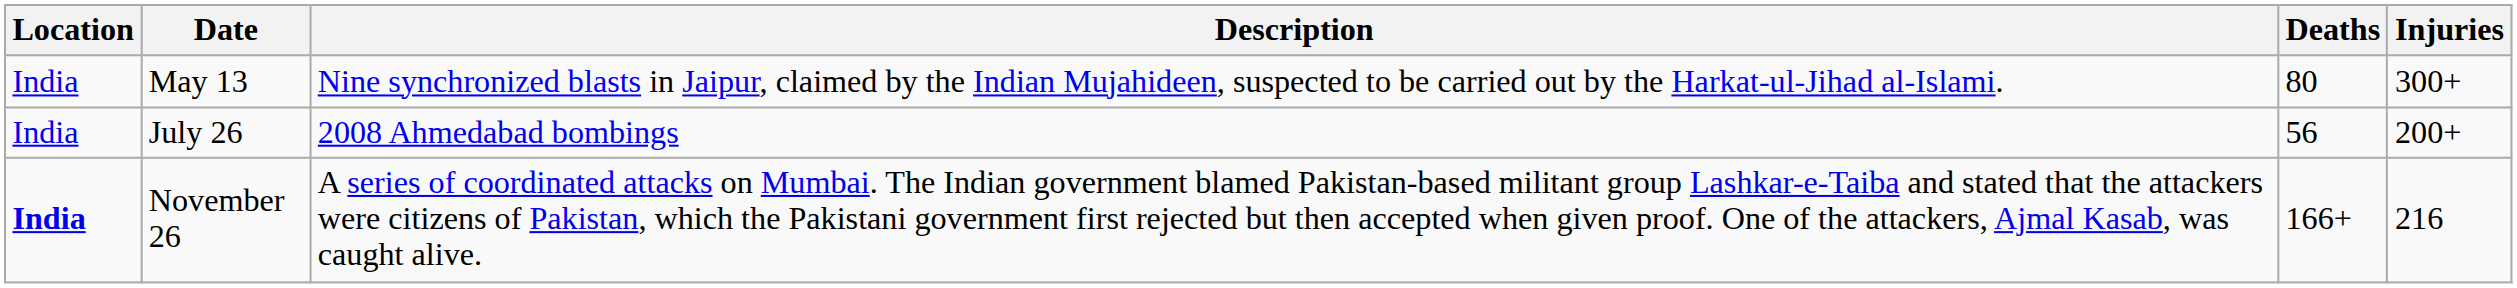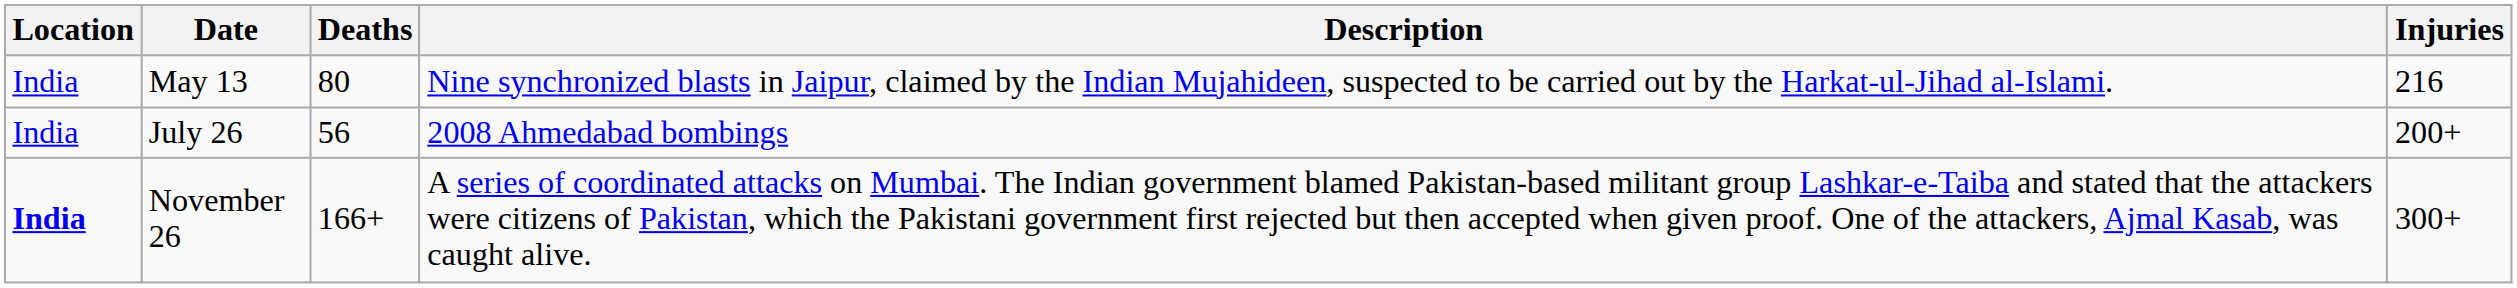columns swapped: (1294, 30) <-> (2333, 30)
(2428, 81) 300+ -> (2419, 81) 216
(2419, 219) 216 -> (2428, 219) 300+
